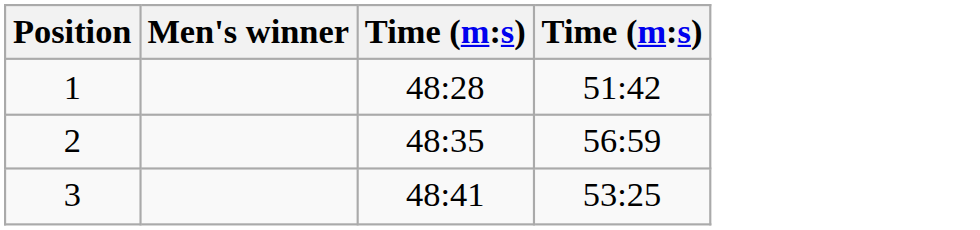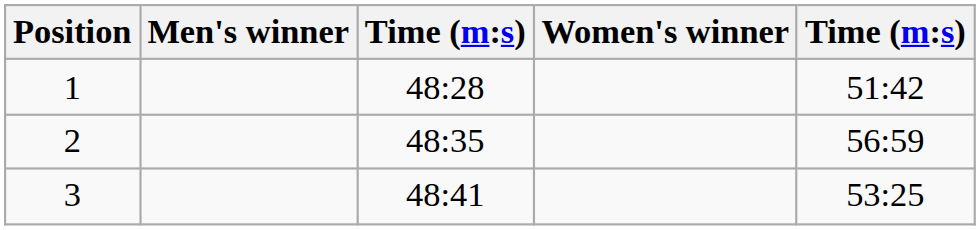+ column: (665, 31)
